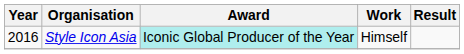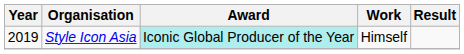(23, 37) 2016 -> (23, 37) 2019
